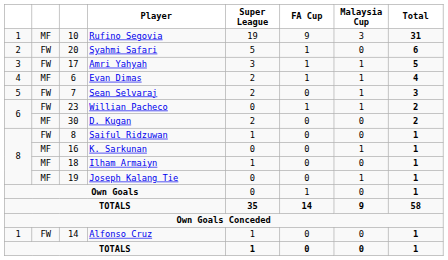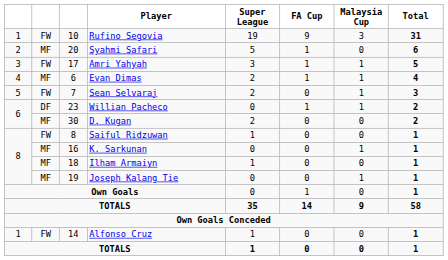(46, 36) MF -> (46, 36) FW
(46, 50) FW -> (46, 50) MF
(46, 107) FW -> (46, 107) DF
